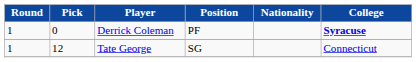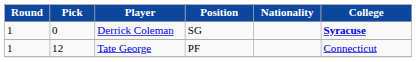(194, 30) PF -> (195, 30) SG
(195, 48) SG -> (194, 48) PF
